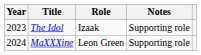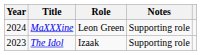rows swapped: (47, 27) <-> (52, 43)
